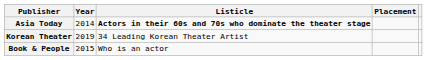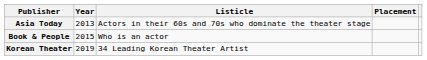(85, 23) 2014 -> (85, 23) 2013
(234, 23) bold -> (234, 23) normal
rows swapped: (39, 49) <-> (39, 36)
